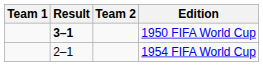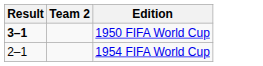- column: (27, 14)
